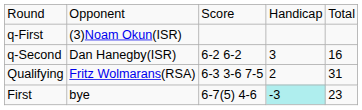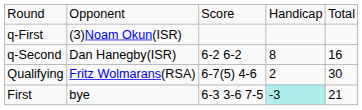(273, 54) 3 -> (273, 54) 8
(232, 74) 6-3 3-6 7-5 -> (229, 74) 6-7(5) 4-6
(335, 74) 31 -> (335, 74) 30
(229, 94) 6-7(5) 4-6 -> (232, 94) 6-3 3-6 7-5
(335, 94) 23 -> (335, 94) 21
